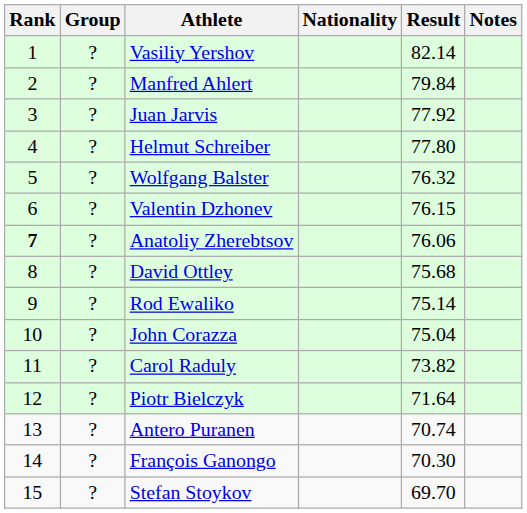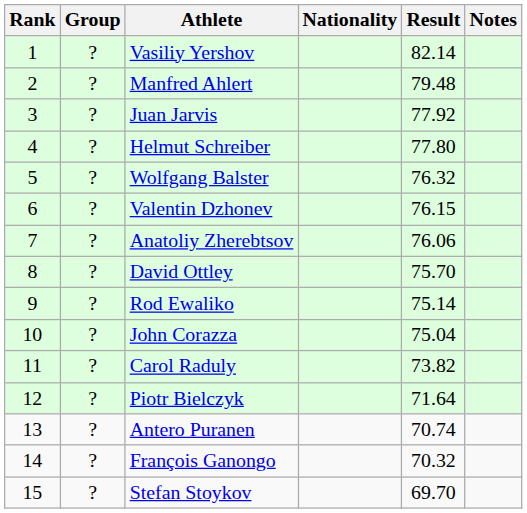(433, 83) 79.84 -> (433, 83) 79.48
(32, 240) bold -> (32, 240) normal
(433, 271) 75.68 -> (433, 271) 75.70
(433, 460) 70.30 -> (433, 460) 70.32
